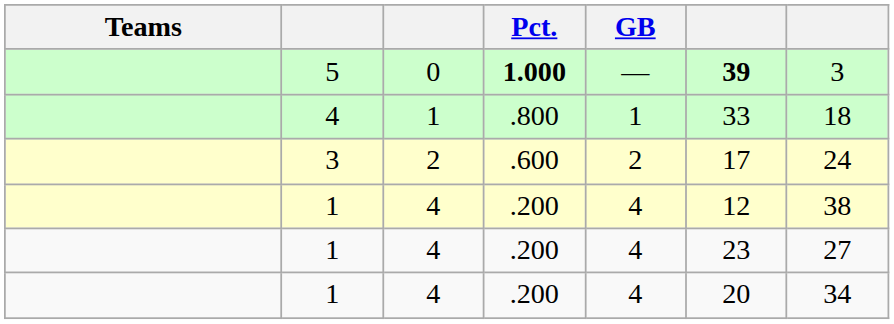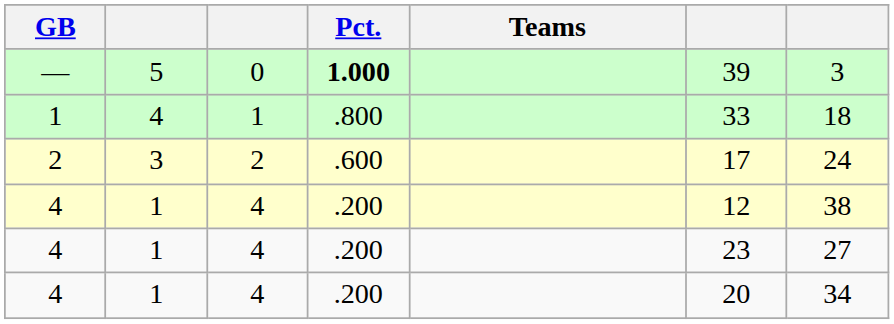columns swapped: (143, 26) <-> (635, 26)
(736, 71) bold -> (736, 71) normal
